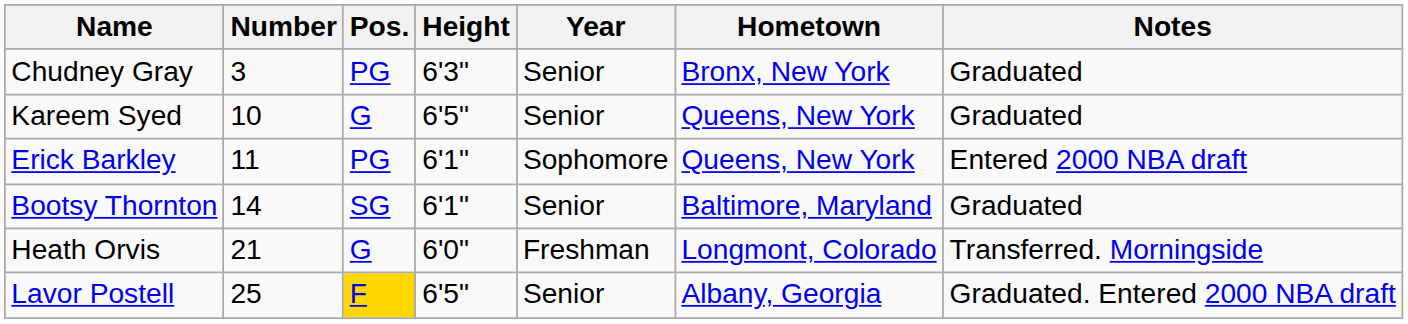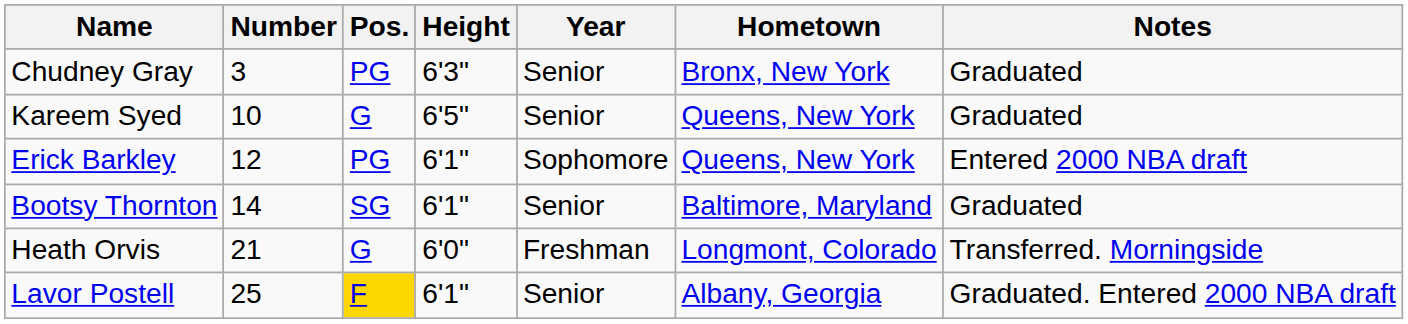(245, 160) 11 -> (246, 160) 12
(446, 294) 6'5" -> (446, 294) 6'1"
